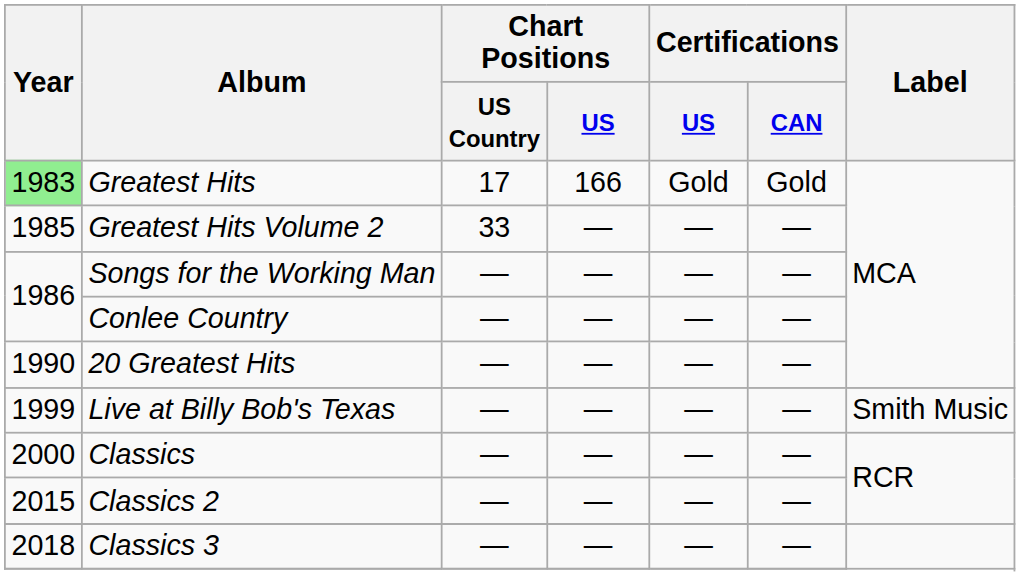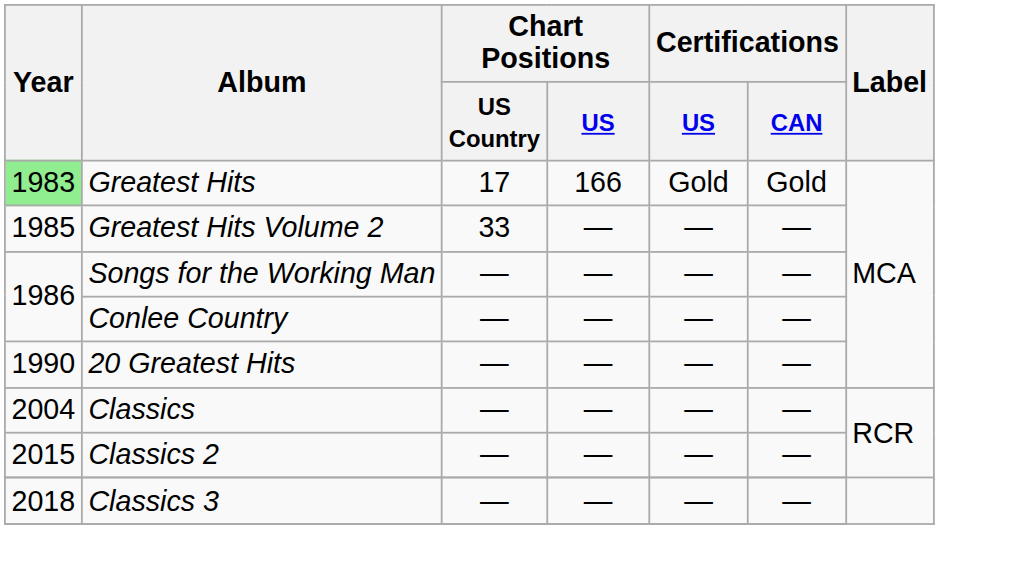- row: (242, 409)
(43, 455) 2000 -> (43, 409) 2004
